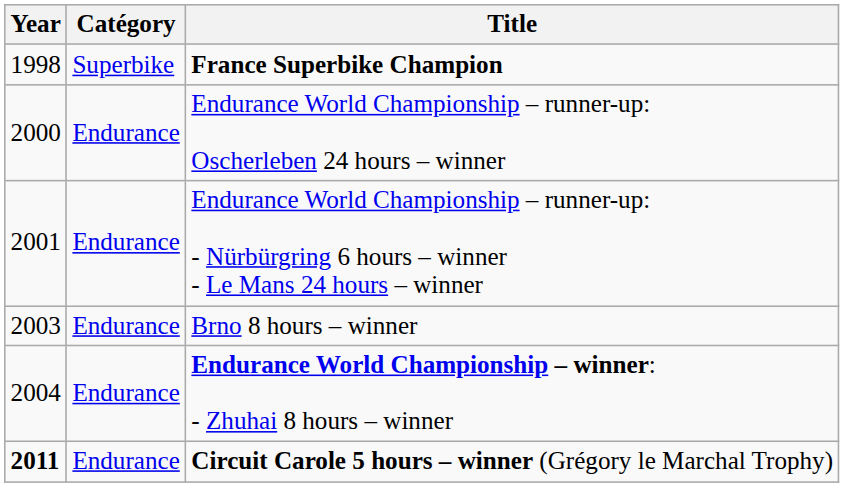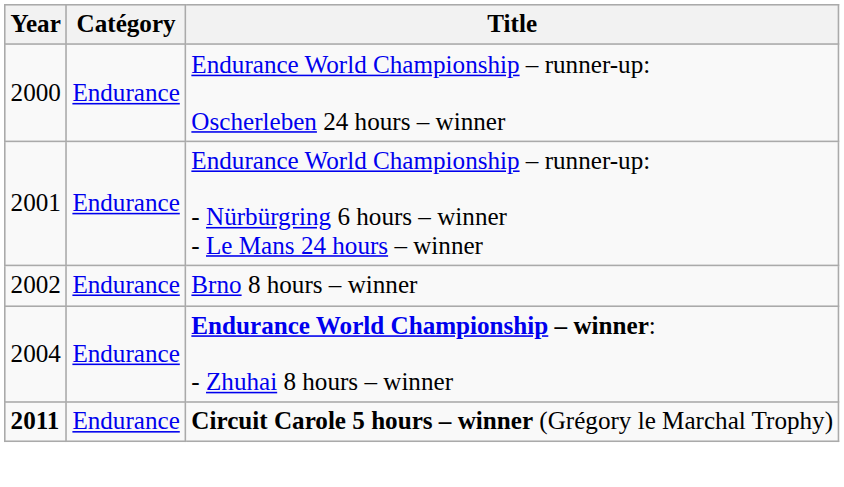- row: (347, 64)
(36, 325) 2003 -> (36, 285) 2002
